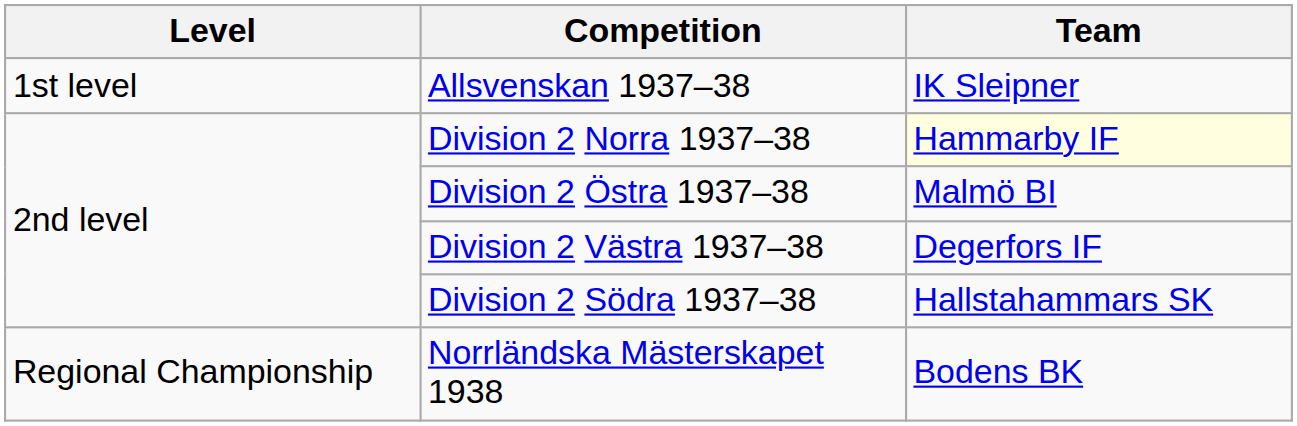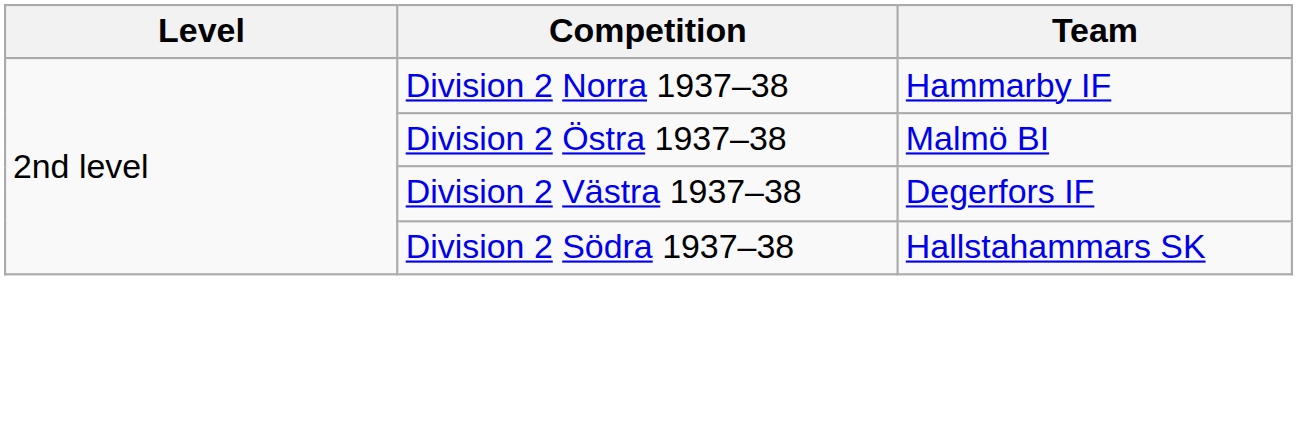- row: (589, 85)
(1016, 138) lightyellow background -> (1009, 85) no background
- row: (626, 373)
